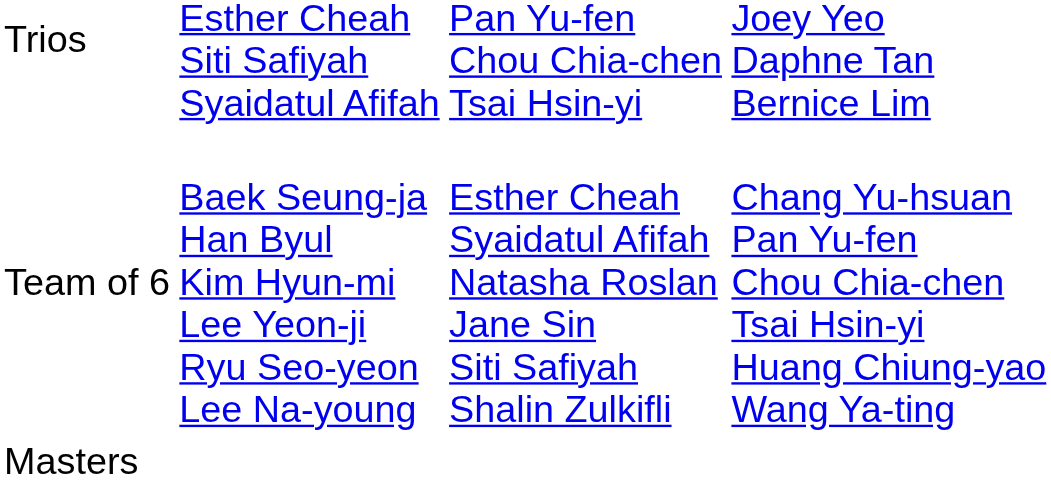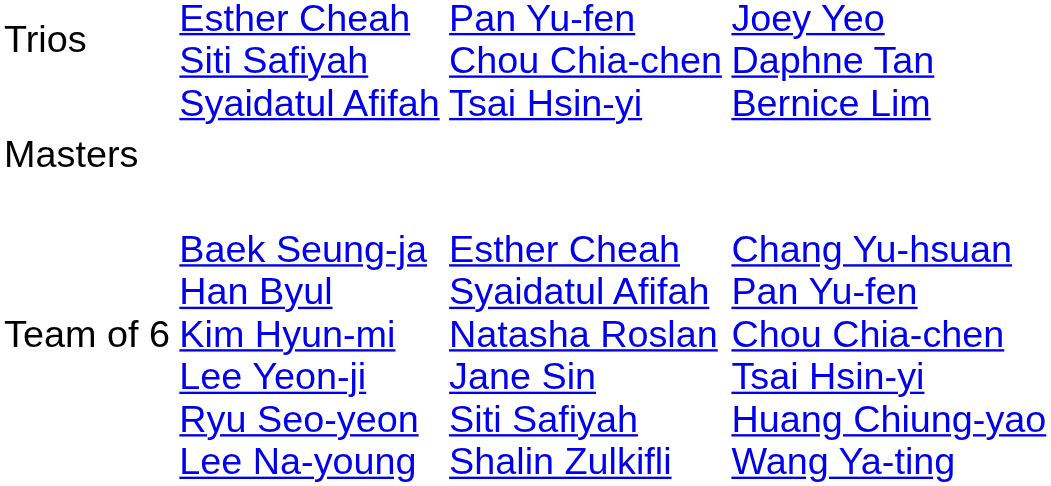rows swapped: (87, 282) <-> (71, 461)
